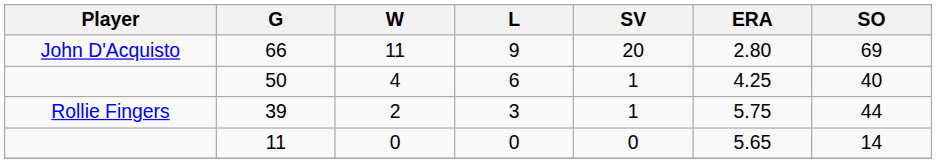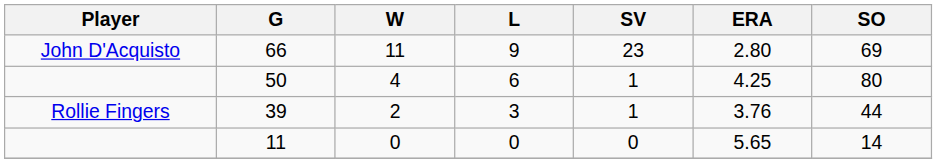(633, 50) 20 -> (633, 50) 23
(871, 81) 40 -> (871, 81) 80
(752, 111) 5.75 -> (752, 111) 3.76
